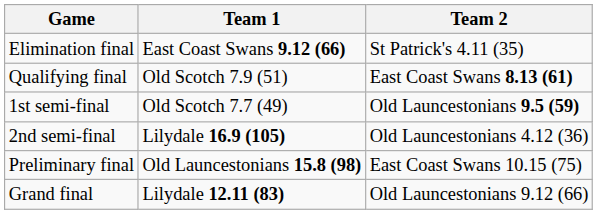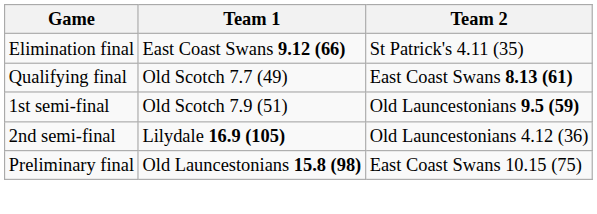(215, 77) Old Scotch 7.9 (51) -> (215, 77) Old Scotch 7.7 (49)
(215, 106) Old Scotch 7.7 (49) -> (215, 106) Old Scotch 7.9 (51)
- row: (51, 194)
